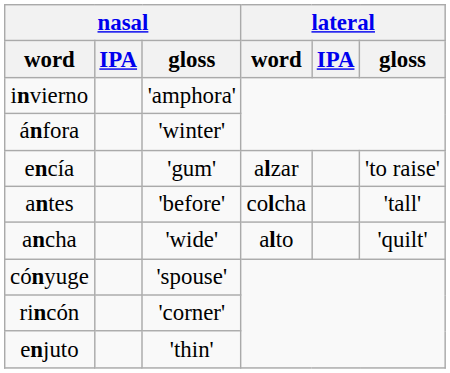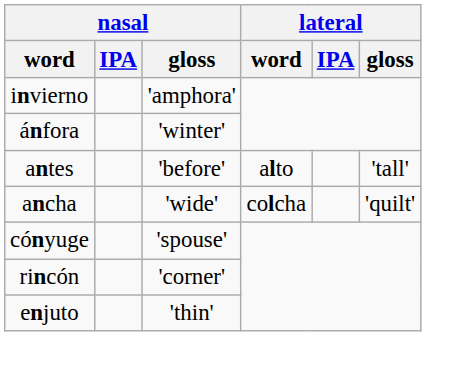- row: (49, 167)
(276, 204) colcha -> (276, 167) alto
(276, 240) alto -> (276, 204) colcha
